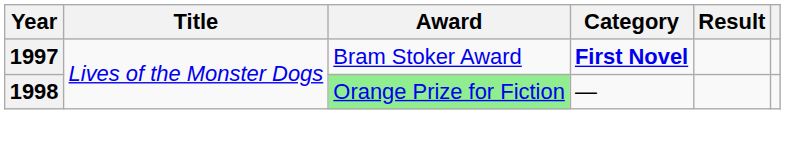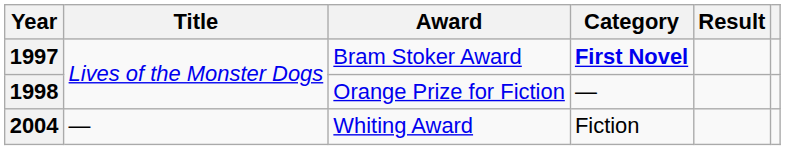(449, 91) lightgreen background -> (449, 91) no background
+ row: (34, 126)
